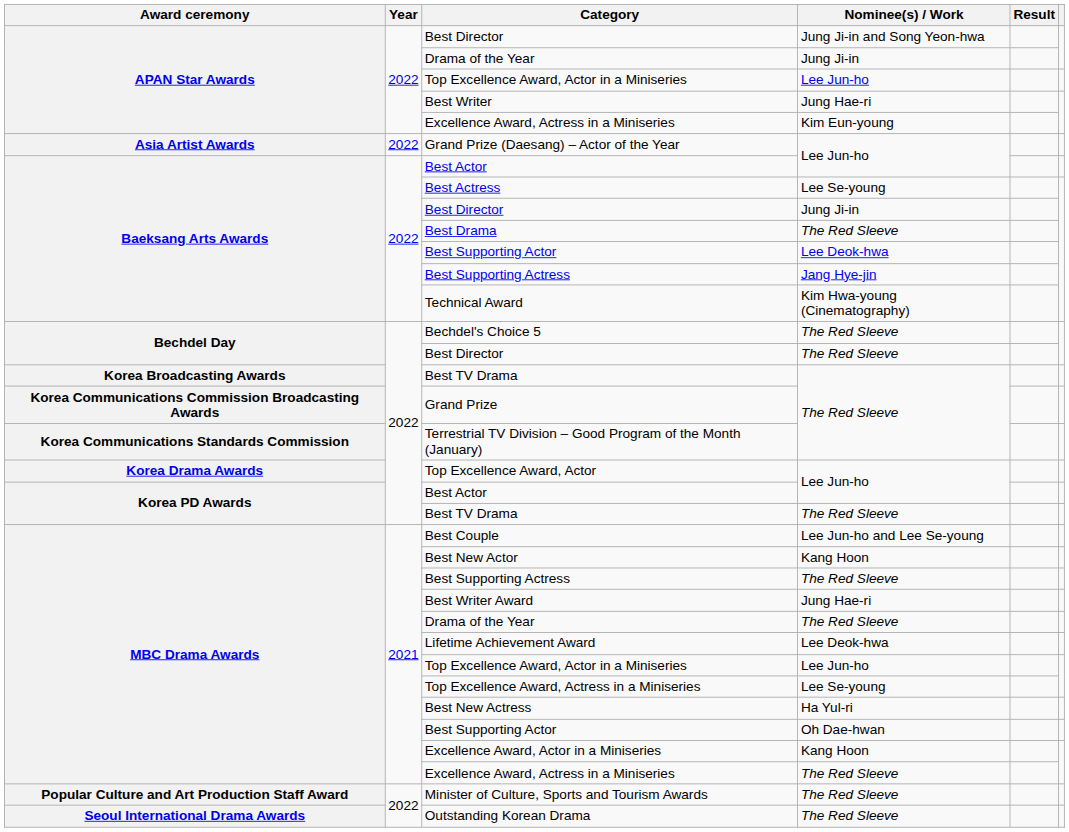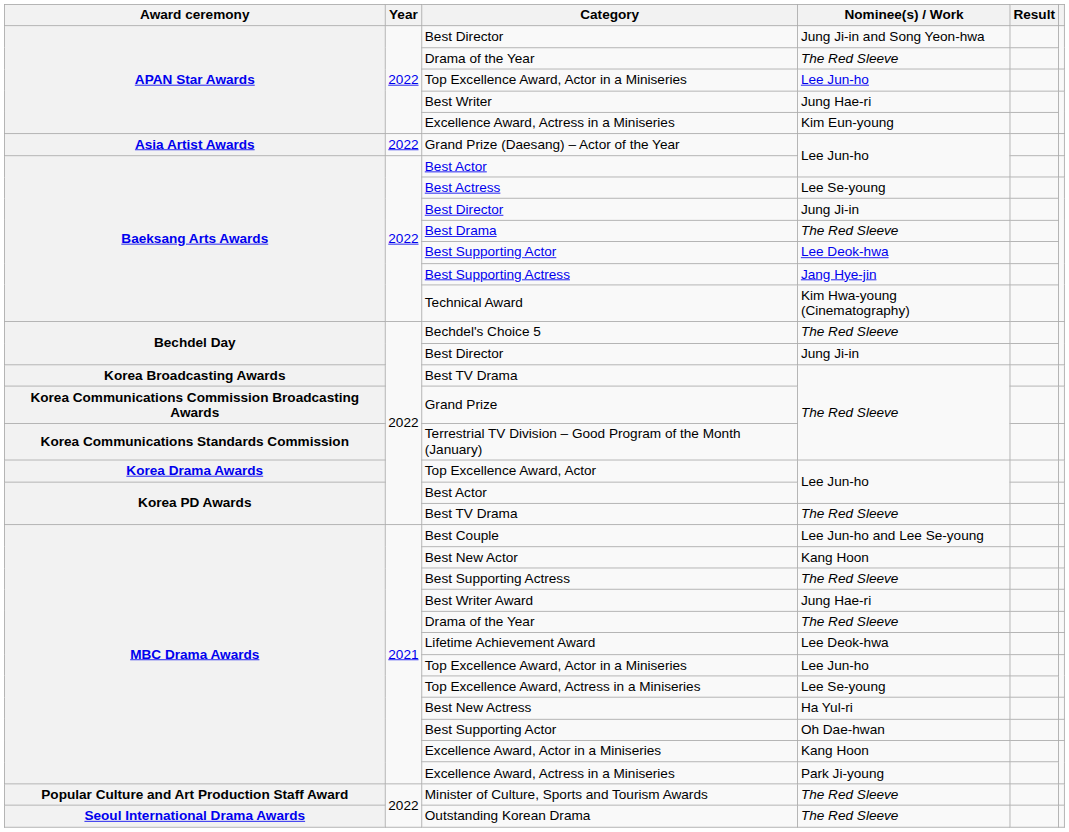(830, 58) Jung Ji-in -> (850, 58) The Red Sleeve
(850, 354) The Red Sleeve -> (830, 354) Jung Ji-in
(850, 772) The Red Sleeve -> (842, 772) Park Ji-young
